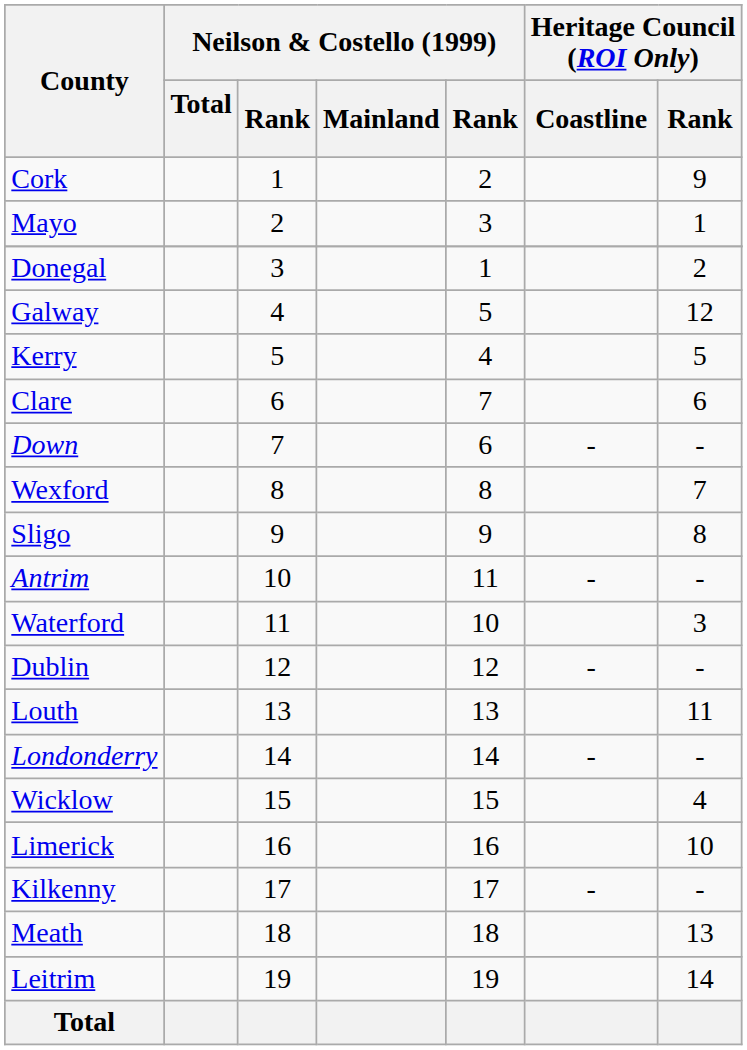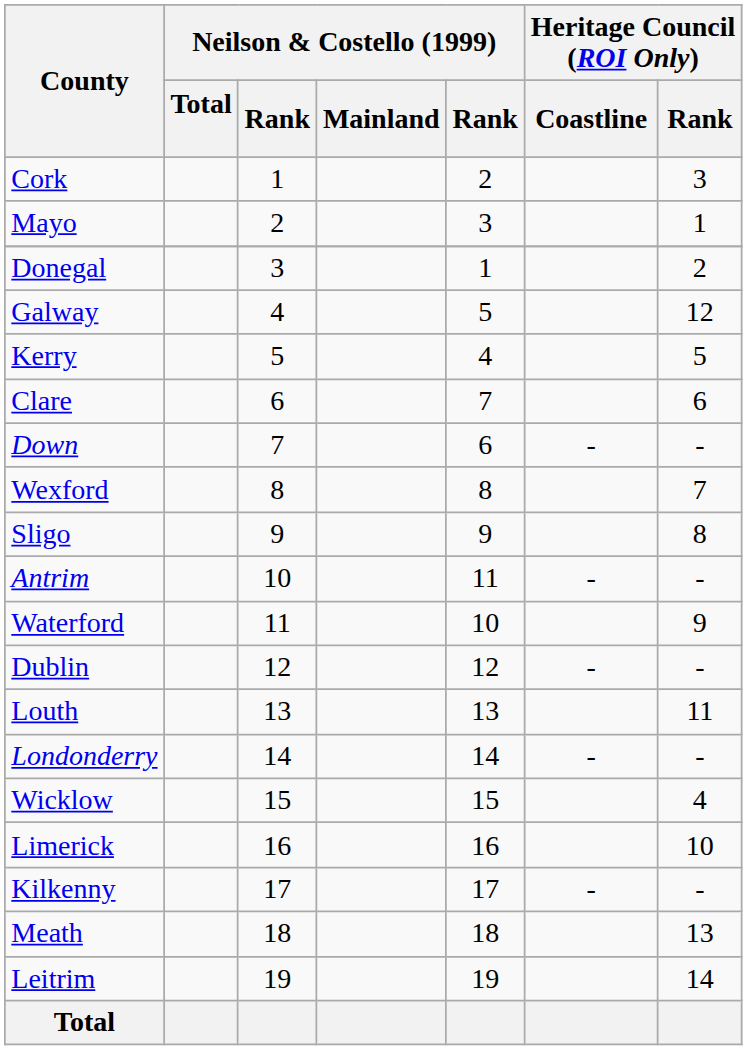(700, 178) 9 -> (700, 178) 3
(700, 622) 3 -> (700, 622) 9
